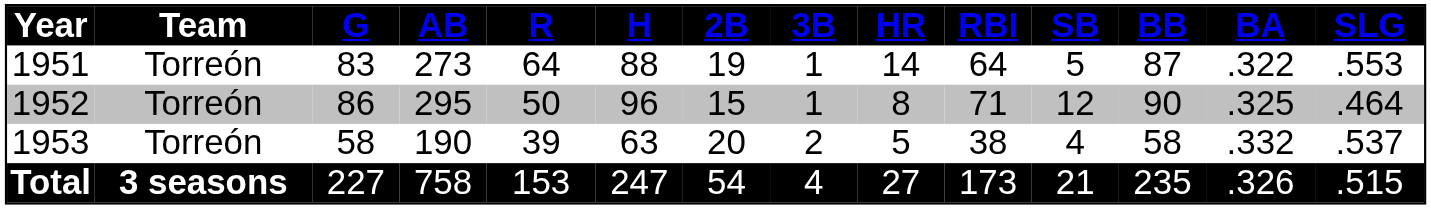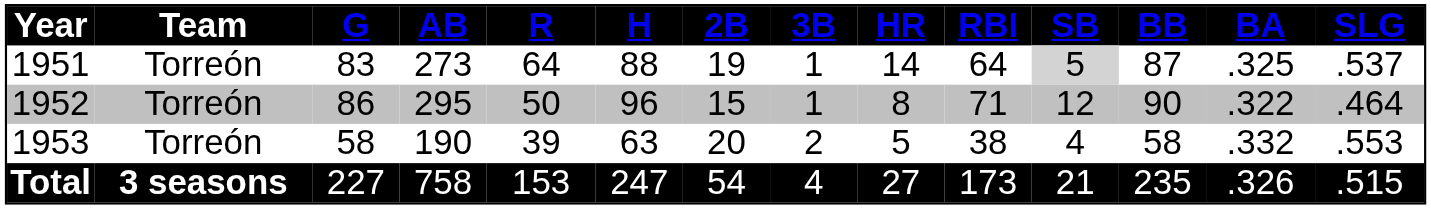(1075, 64) no background -> (1075, 64) lightgrey background
(1261, 64) .322 -> (1261, 64) .325
(1370, 64) .553 -> (1370, 64) .537
(1261, 103) .325 -> (1261, 103) .322
(1370, 142) .537 -> (1370, 142) .553
